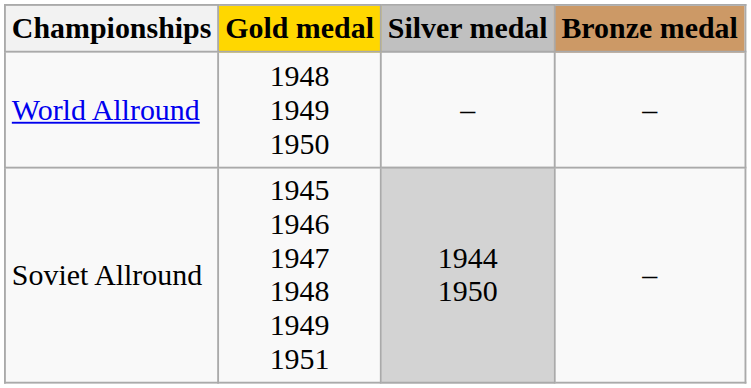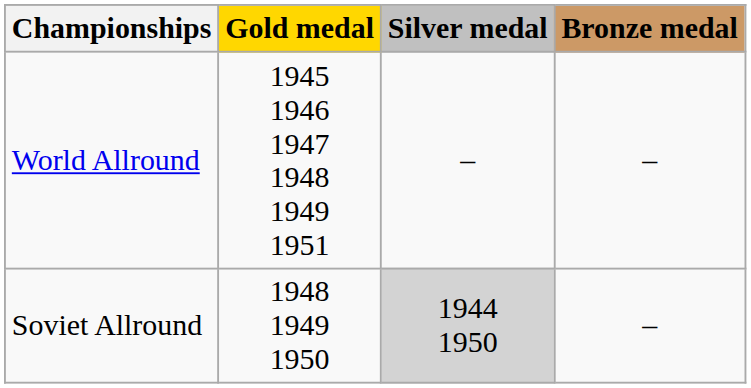(300, 109) 1948 1949 1950 -> (300, 159) 1945 1946 1947 1948 1949 1951
(300, 274) 1945 1946 1947 1948 1949 1951 -> (300, 325) 1948 1949 1950
